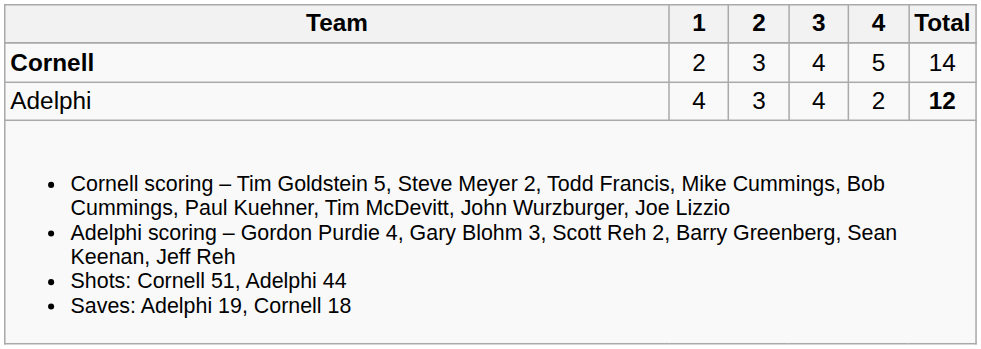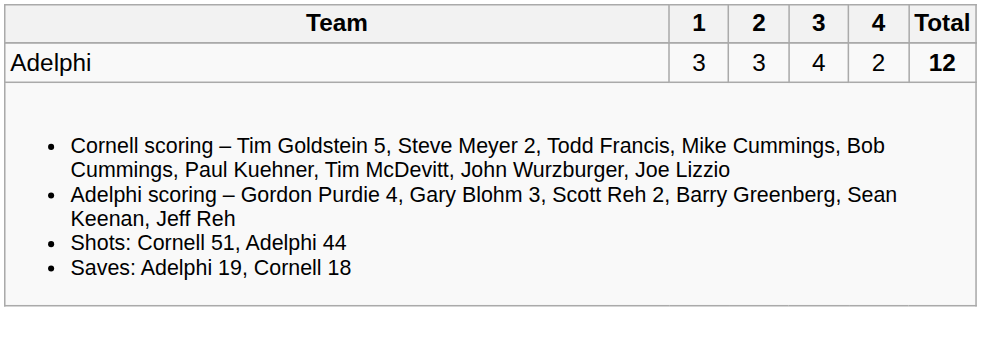- row: (52, 62)
(699, 100) 4 -> (699, 62) 3
